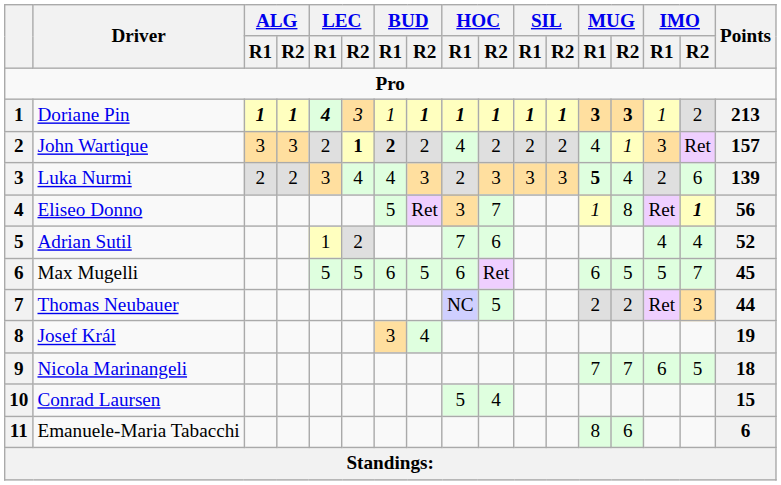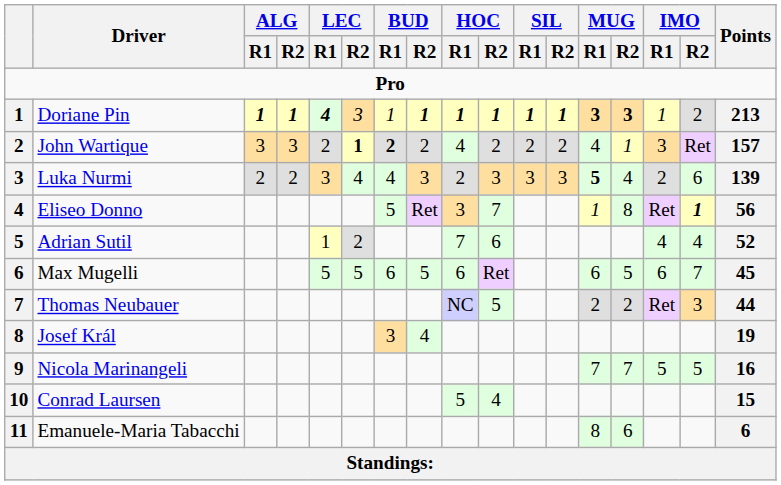(662, 273) 5 -> (662, 273) 6
(662, 367) 6 -> (662, 367) 5
(745, 367) 18 -> (745, 367) 16
